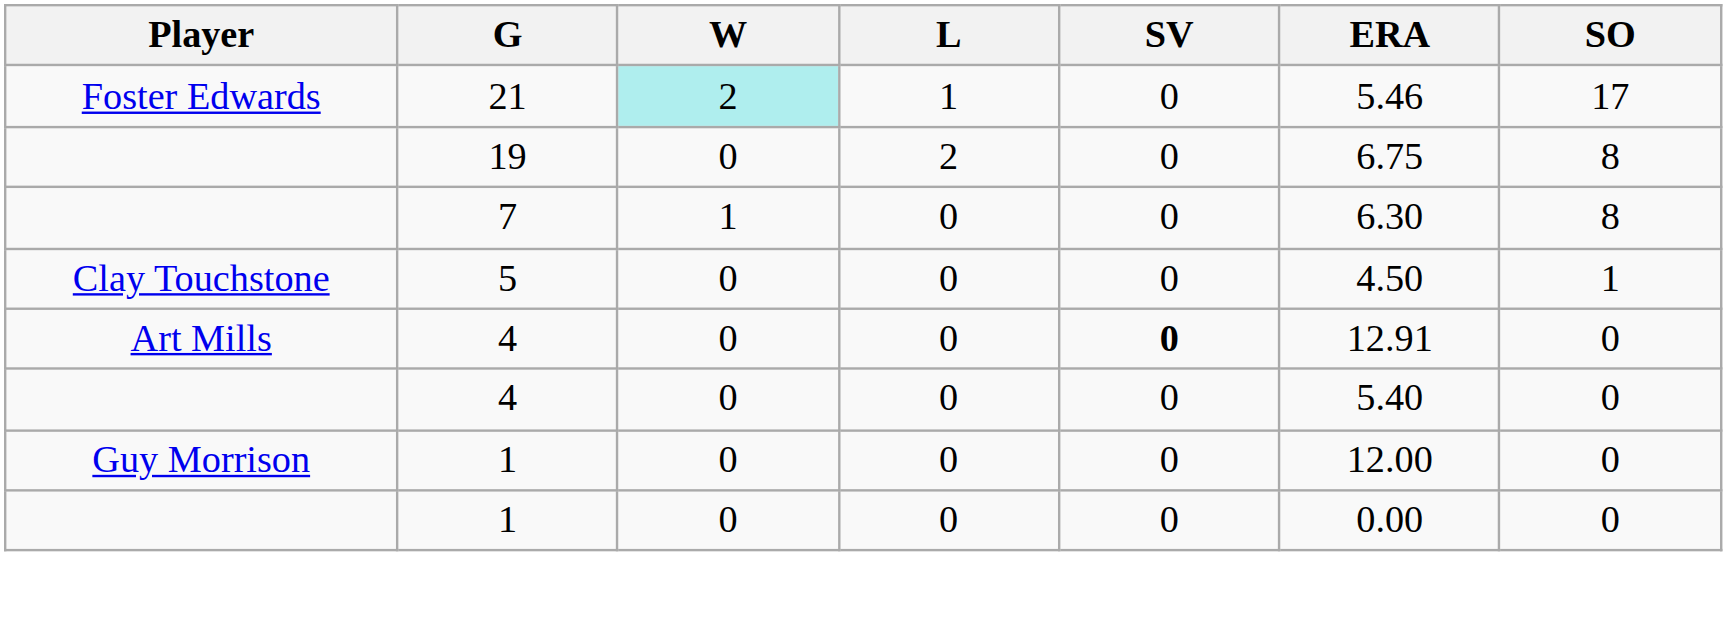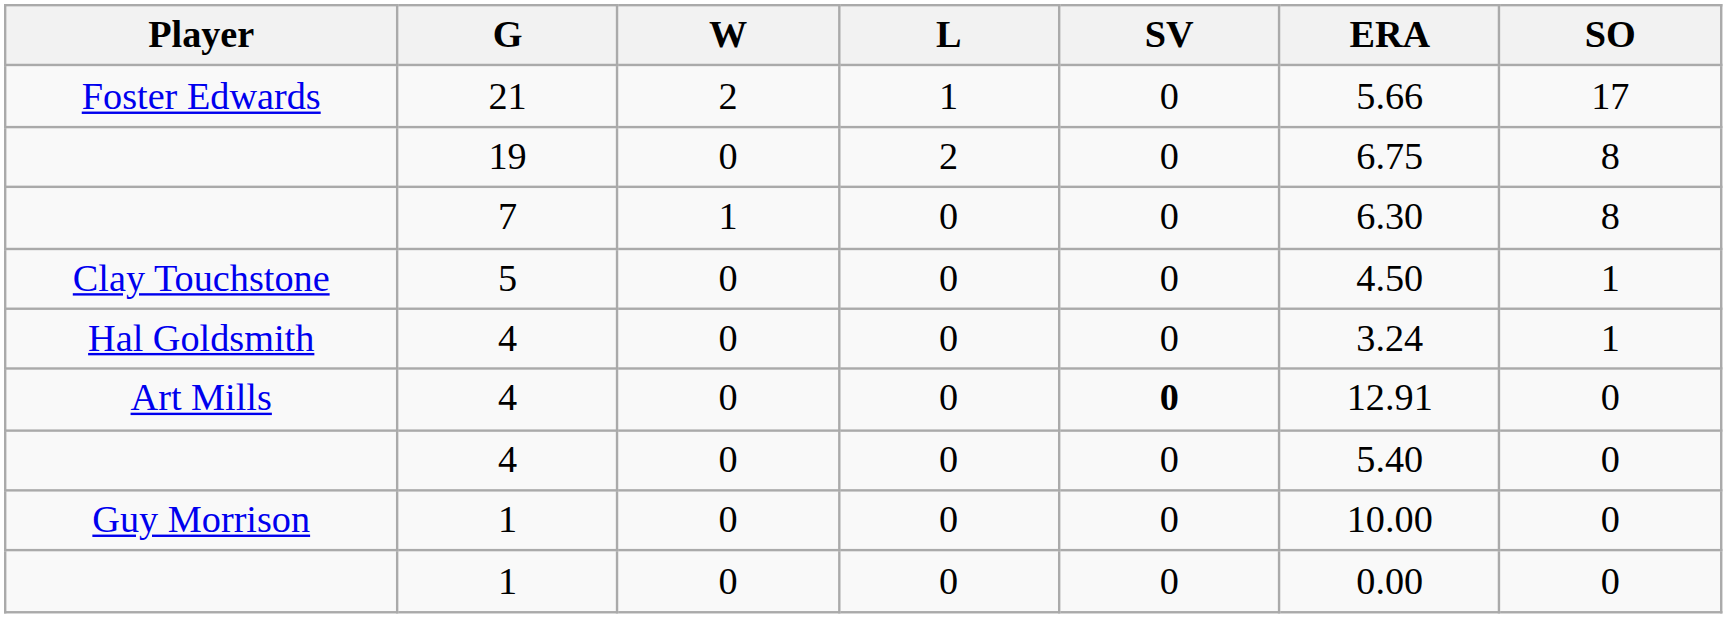(728, 95) paleturquoise background -> (728, 95) no background
(1390, 95) 5.46 -> (1390, 95) 5.66
+ row: (201, 338)
(1390, 459) 12.00 -> (1390, 519) 10.00
